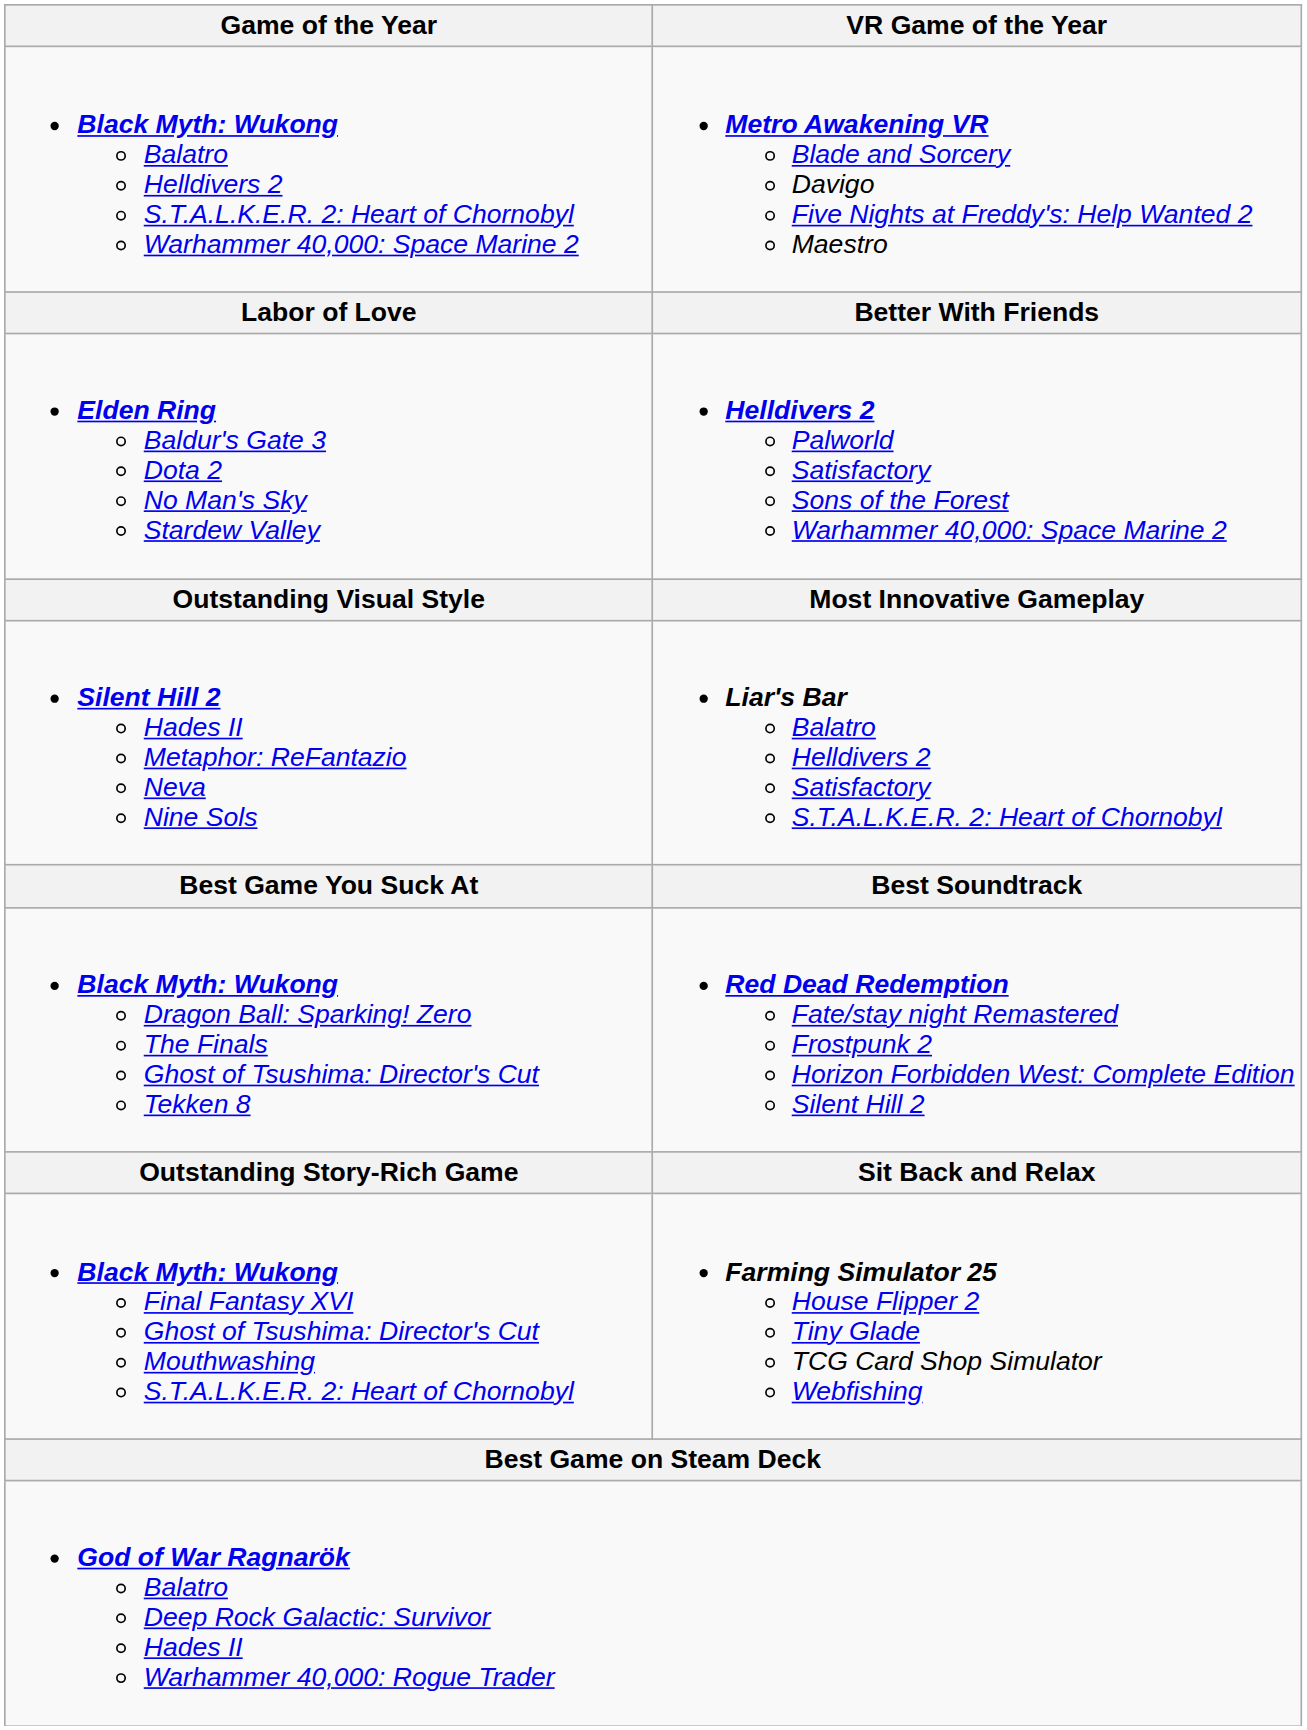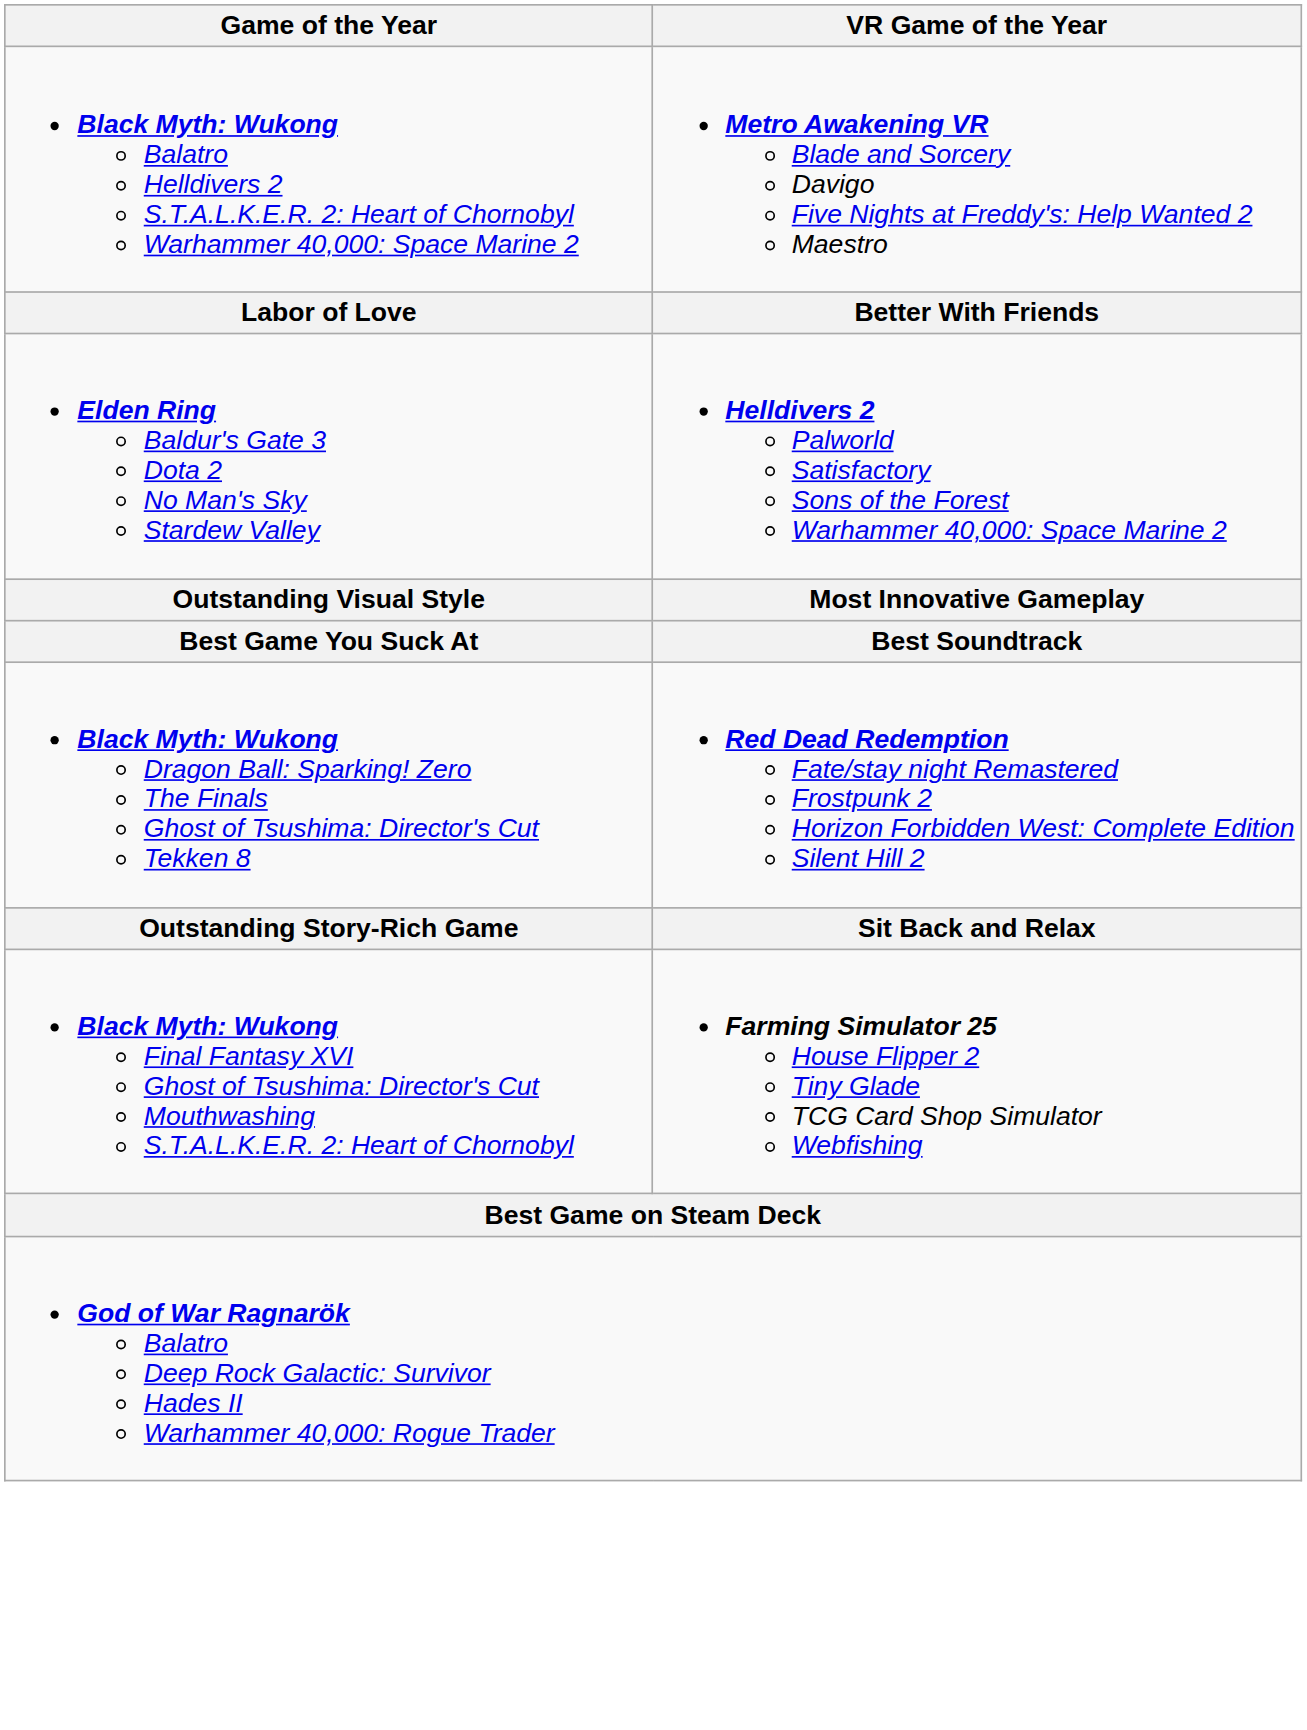- row: (329, 758)
